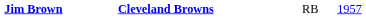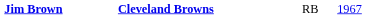(350, 8) 1957 -> (350, 8) 1967
